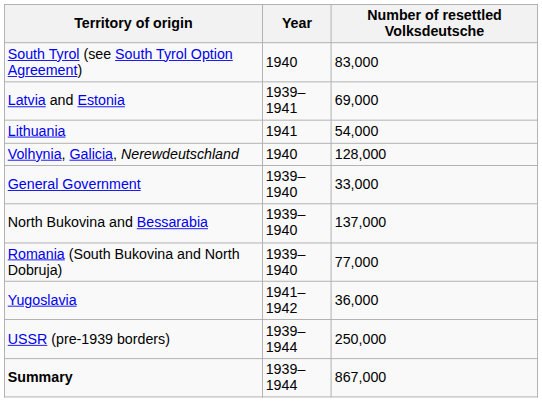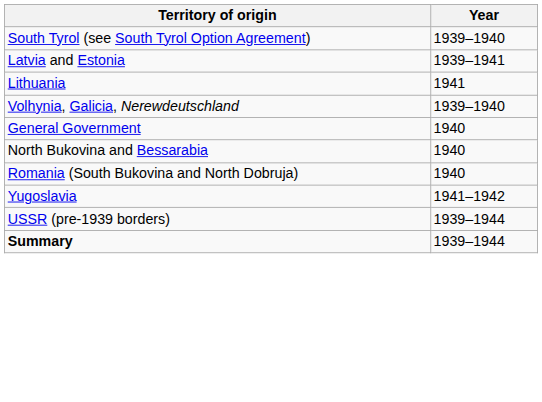- column: (435, 23)
(282, 62) 1940 -> (469, 38) 1939–1940
(282, 154) 1940 -> (469, 106) 1939–1940
(286, 184) 1939–1940 -> (449, 128) 1940
(286, 223) 1939–1940 -> (449, 151) 1940
(286, 261) 1939–1940 -> (449, 173) 1940
